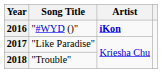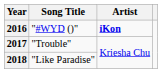(63, 44) "Like Paradise" -> (51, 44) "Trouble"
(51, 60) "Trouble" -> (63, 60) "Like Paradise"
